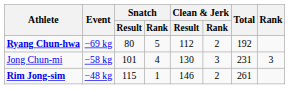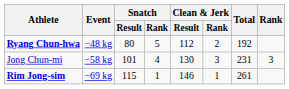(98, 44) −69 kg -> (98, 44) −48 kg
(98, 76) −48 kg -> (98, 76) −69 kg
(217, 76) 2 -> (217, 76) 1
